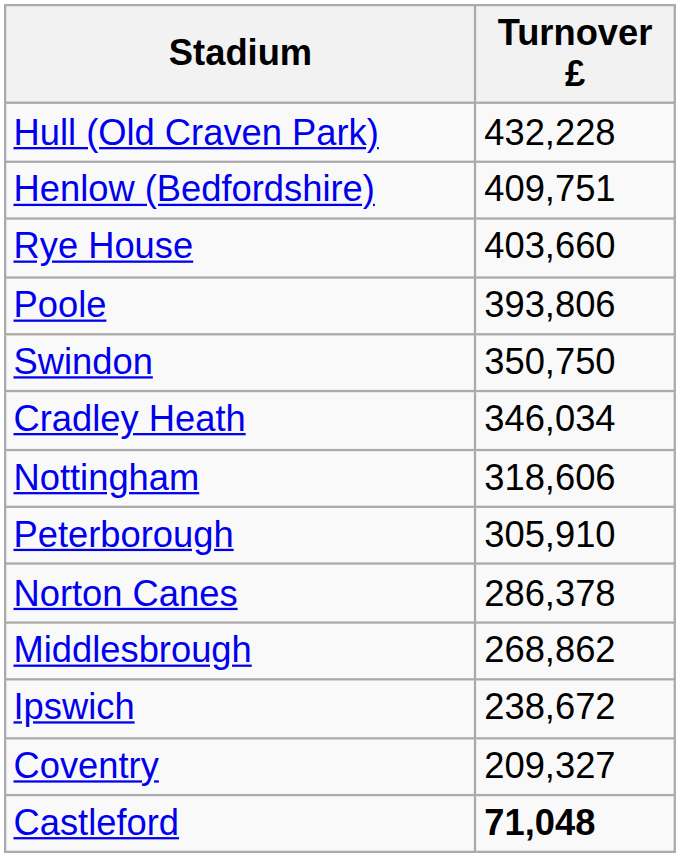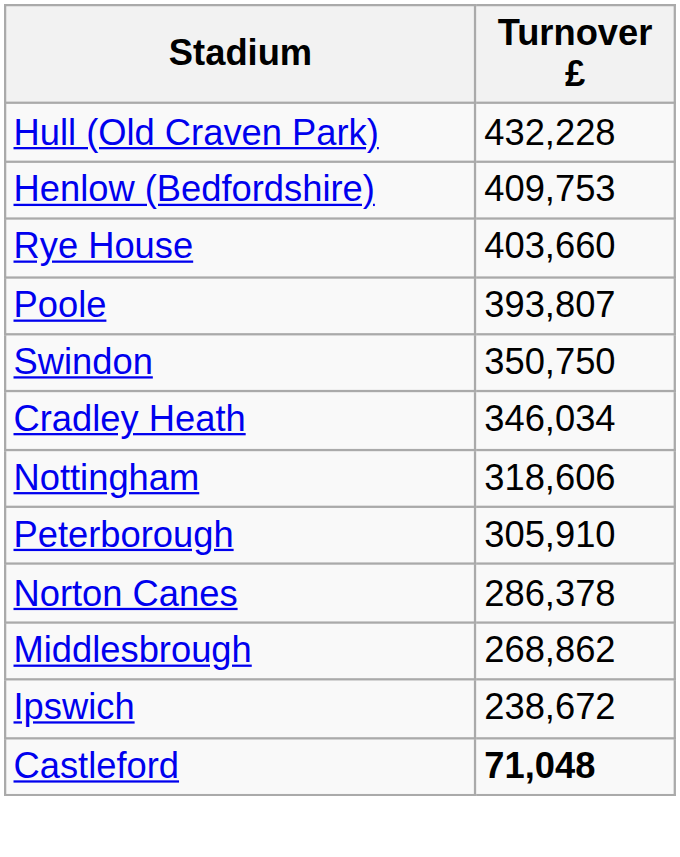(550, 189) 409,751 -> (550, 189) 409,753
(550, 304) 393,806 -> (550, 304) 393,807
- row: (86, 765)
